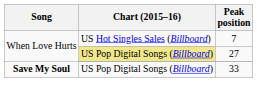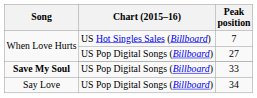(147, 54) khaki background -> (147, 54) no background
+ row: (234, 85)
